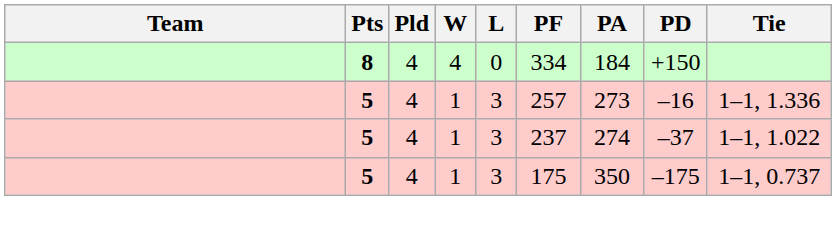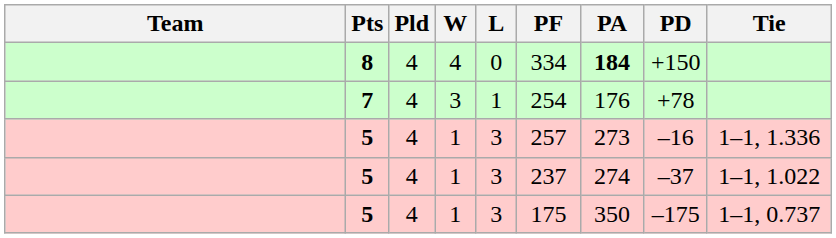(612, 61) normal -> (612, 61) bold
+ row: (367, 99)
